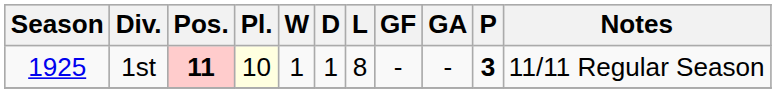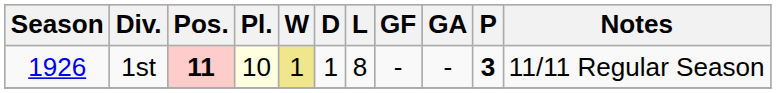(57, 66) 1925 -> (57, 66) 1926
(297, 66) no background -> (297, 66) khaki background
